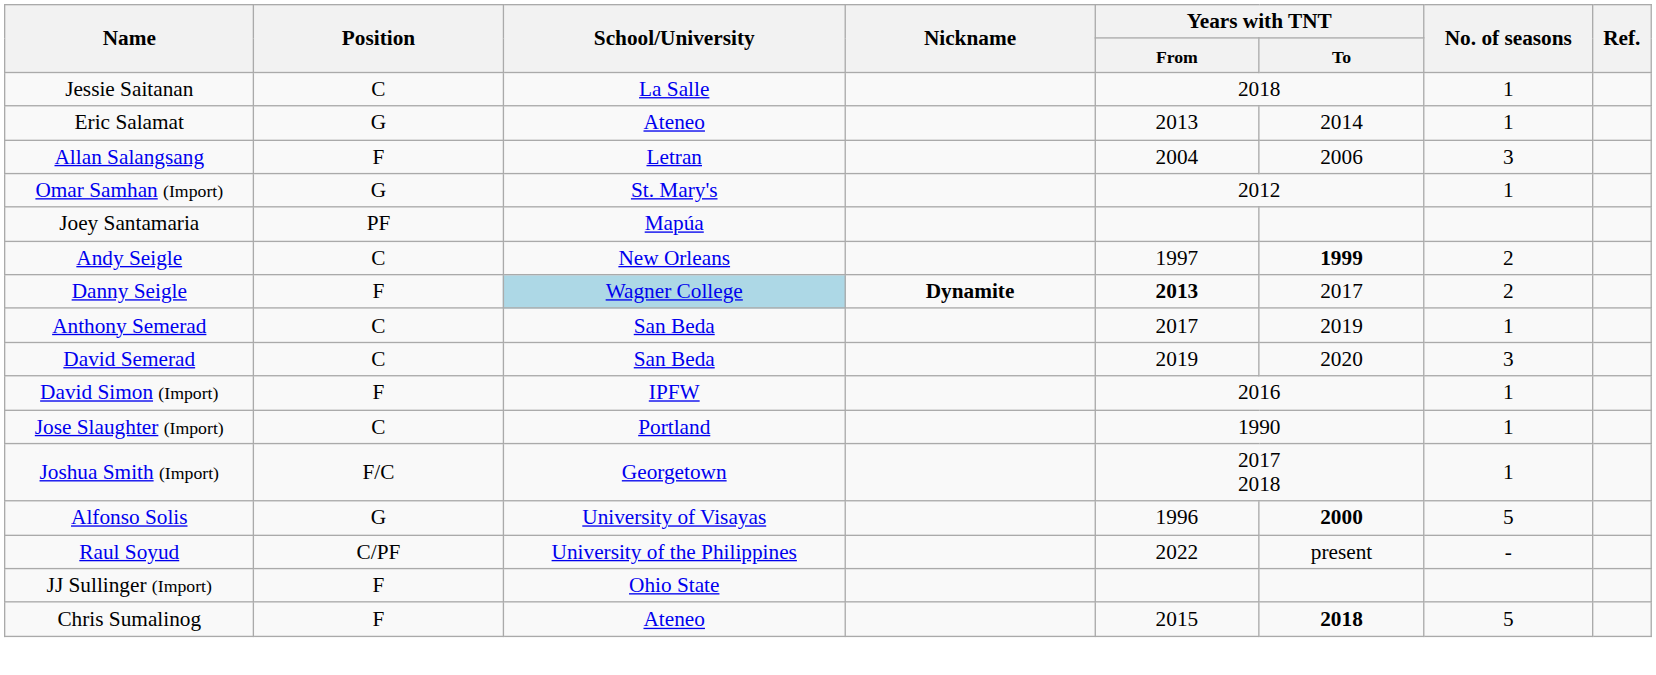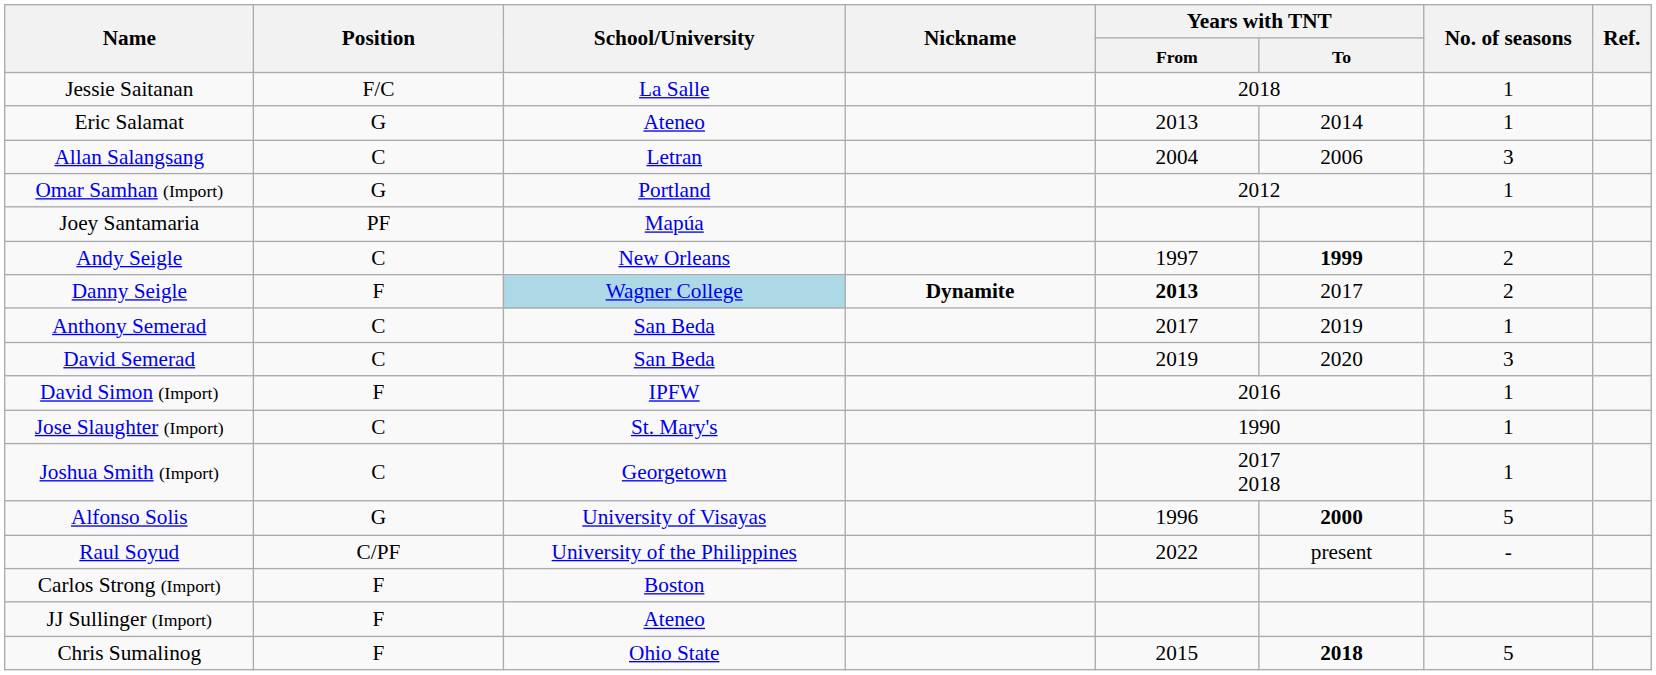(378, 88) C -> (378, 88) F/C
(378, 156) F -> (378, 156) C
(674, 190) St. Mary's -> (674, 190) Portland
(674, 426) Portland -> (674, 426) St. Mary's
(378, 472) F/C -> (378, 472) C
+ row: (129, 585)
(674, 585) Ohio State -> (674, 619) Ateneo
(674, 619) Ateneo -> (674, 652) Ohio State
